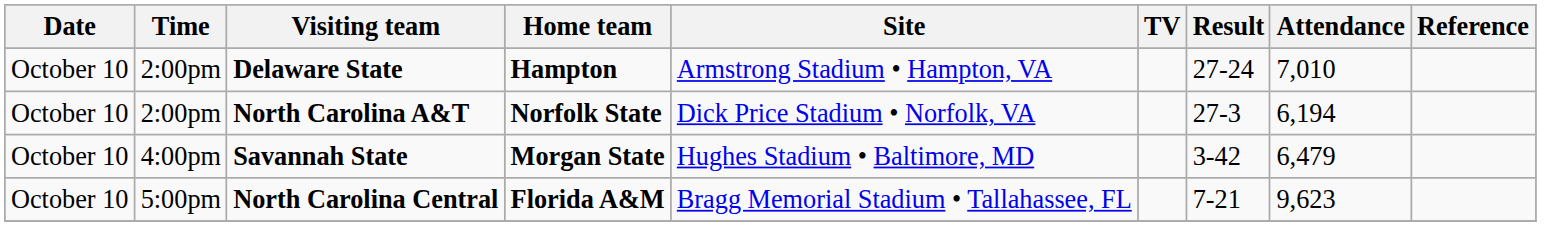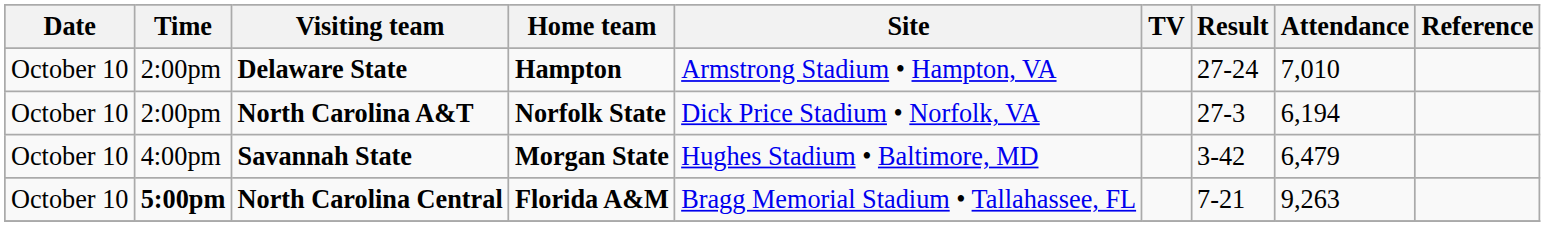(181, 199) normal -> (183, 199) bold
(1306, 199) 9,623 -> (1310, 199) 9,263
